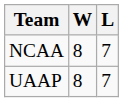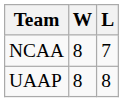(106, 81) 7 -> (106, 81) 8
